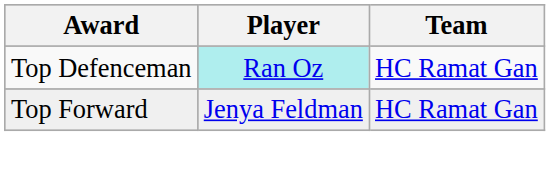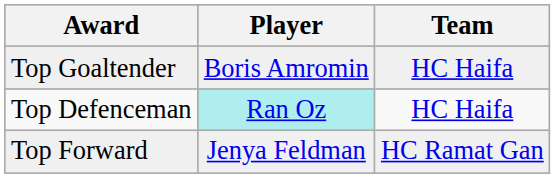+ row: (93, 67)
(456, 67) HC Ramat Gan -> (462, 109) HC Haifa
